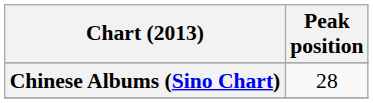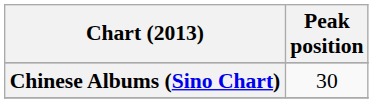(327, 80) 28 -> (327, 80) 30
